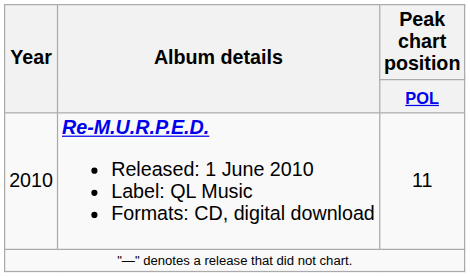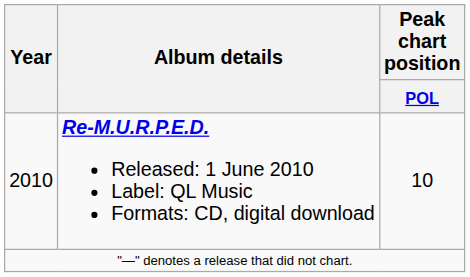(422, 181) 11 -> (422, 181) 10
